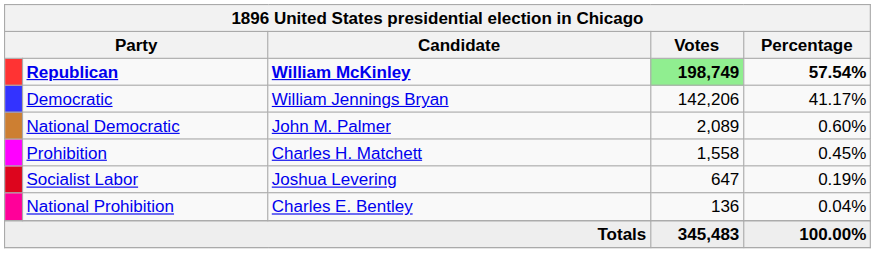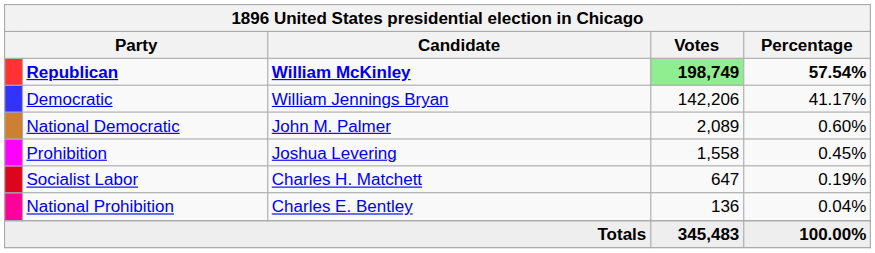(347, 153) Charles H. Matchett -> (334, 153) Joshua Levering
(334, 180) Joshua Levering -> (347, 180) Charles H. Matchett
